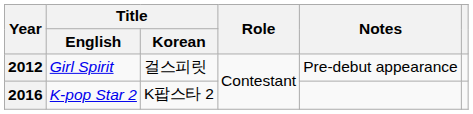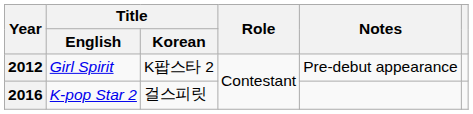(175, 67) 걸스피릿 -> (179, 67) K팝스타 2
(179, 94) K팝스타 2 -> (175, 94) 걸스피릿
